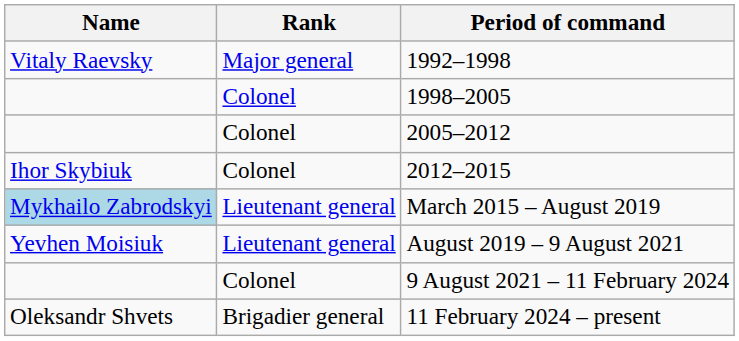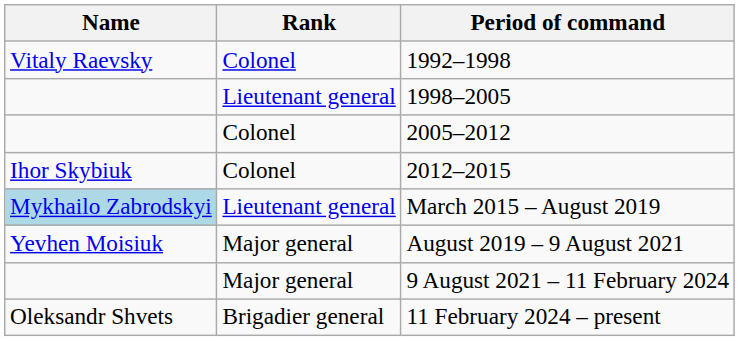(288, 59) Major general -> (259, 59) Colonel
(259, 96) Colonel -> (309, 96) Lieutenant general
(309, 243) Lieutenant general -> (288, 243) Major general
(259, 280) Colonel -> (288, 280) Major general
